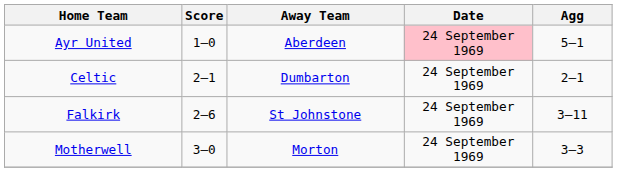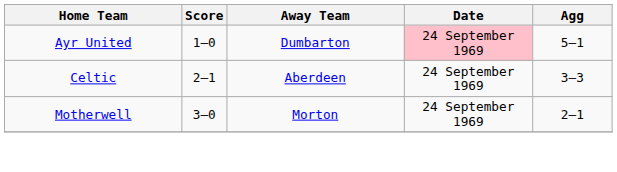(315, 43) Aberdeen -> (315, 43) Dumbarton
(315, 78) Dumbarton -> (315, 78) Aberdeen
(572, 78) 2–1 -> (572, 78) 3–3
- row: (93, 114)
(572, 149) 3–3 -> (572, 114) 2–1
